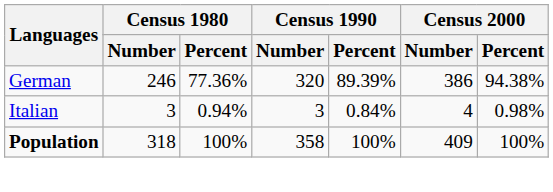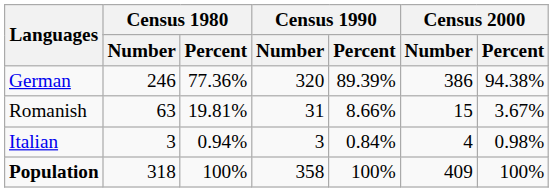+ row: (48, 111)
